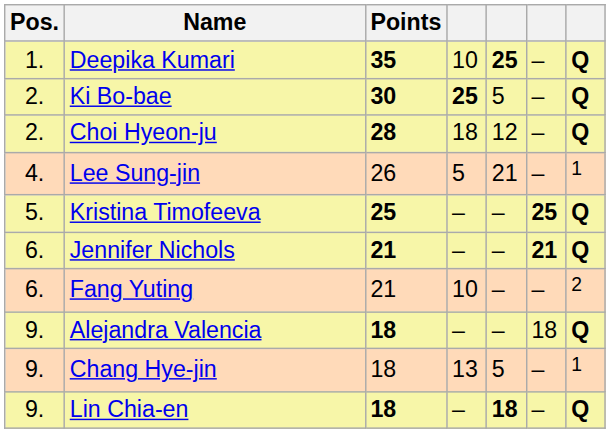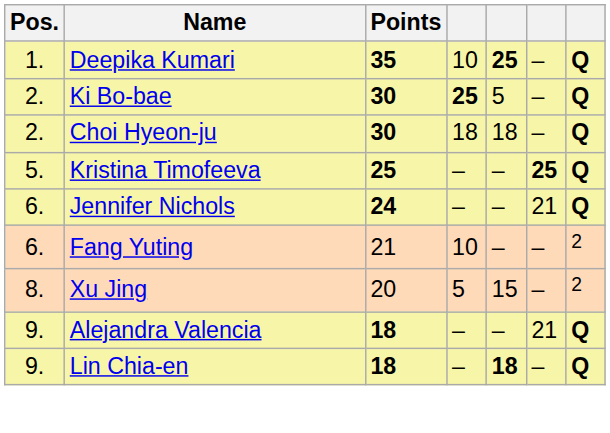(383, 133) 28 -> (383, 133) 30
(505, 133) 12 -> (505, 133) 18
- row: (135, 173)
(383, 249) 21 -> (383, 206) 24
(544, 249) bold -> (544, 206) normal
+ row: (108, 289)
(544, 329) 18 -> (544, 329) 21
- row: (143, 369)
